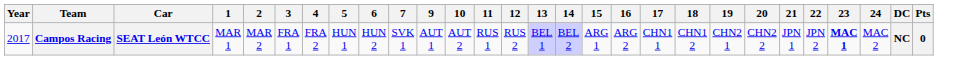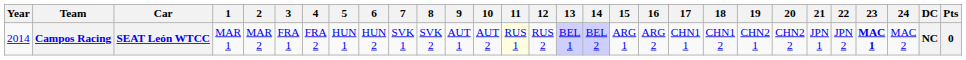+ column: (431, 13)
(18, 38) 2017 -> (18, 38) 2014
(488, 38) no background -> (515, 38) lightyellow background
